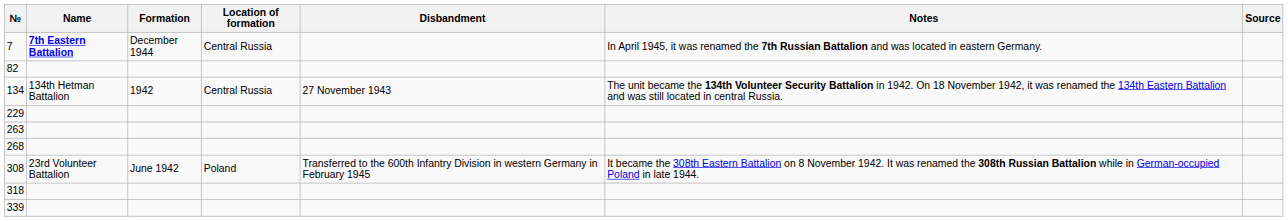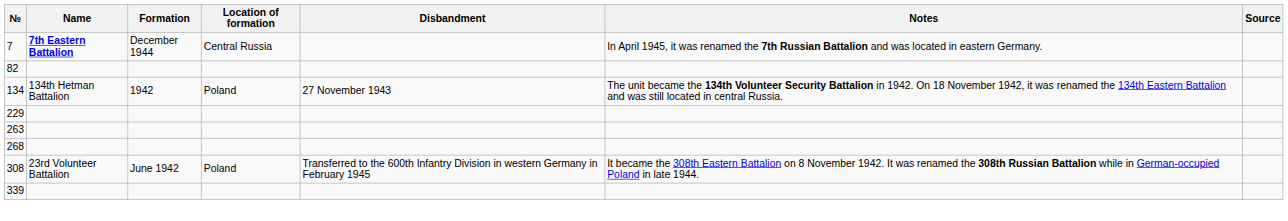(238, 91) Central Russia -> (220, 91) Poland
- row: (15, 191)
